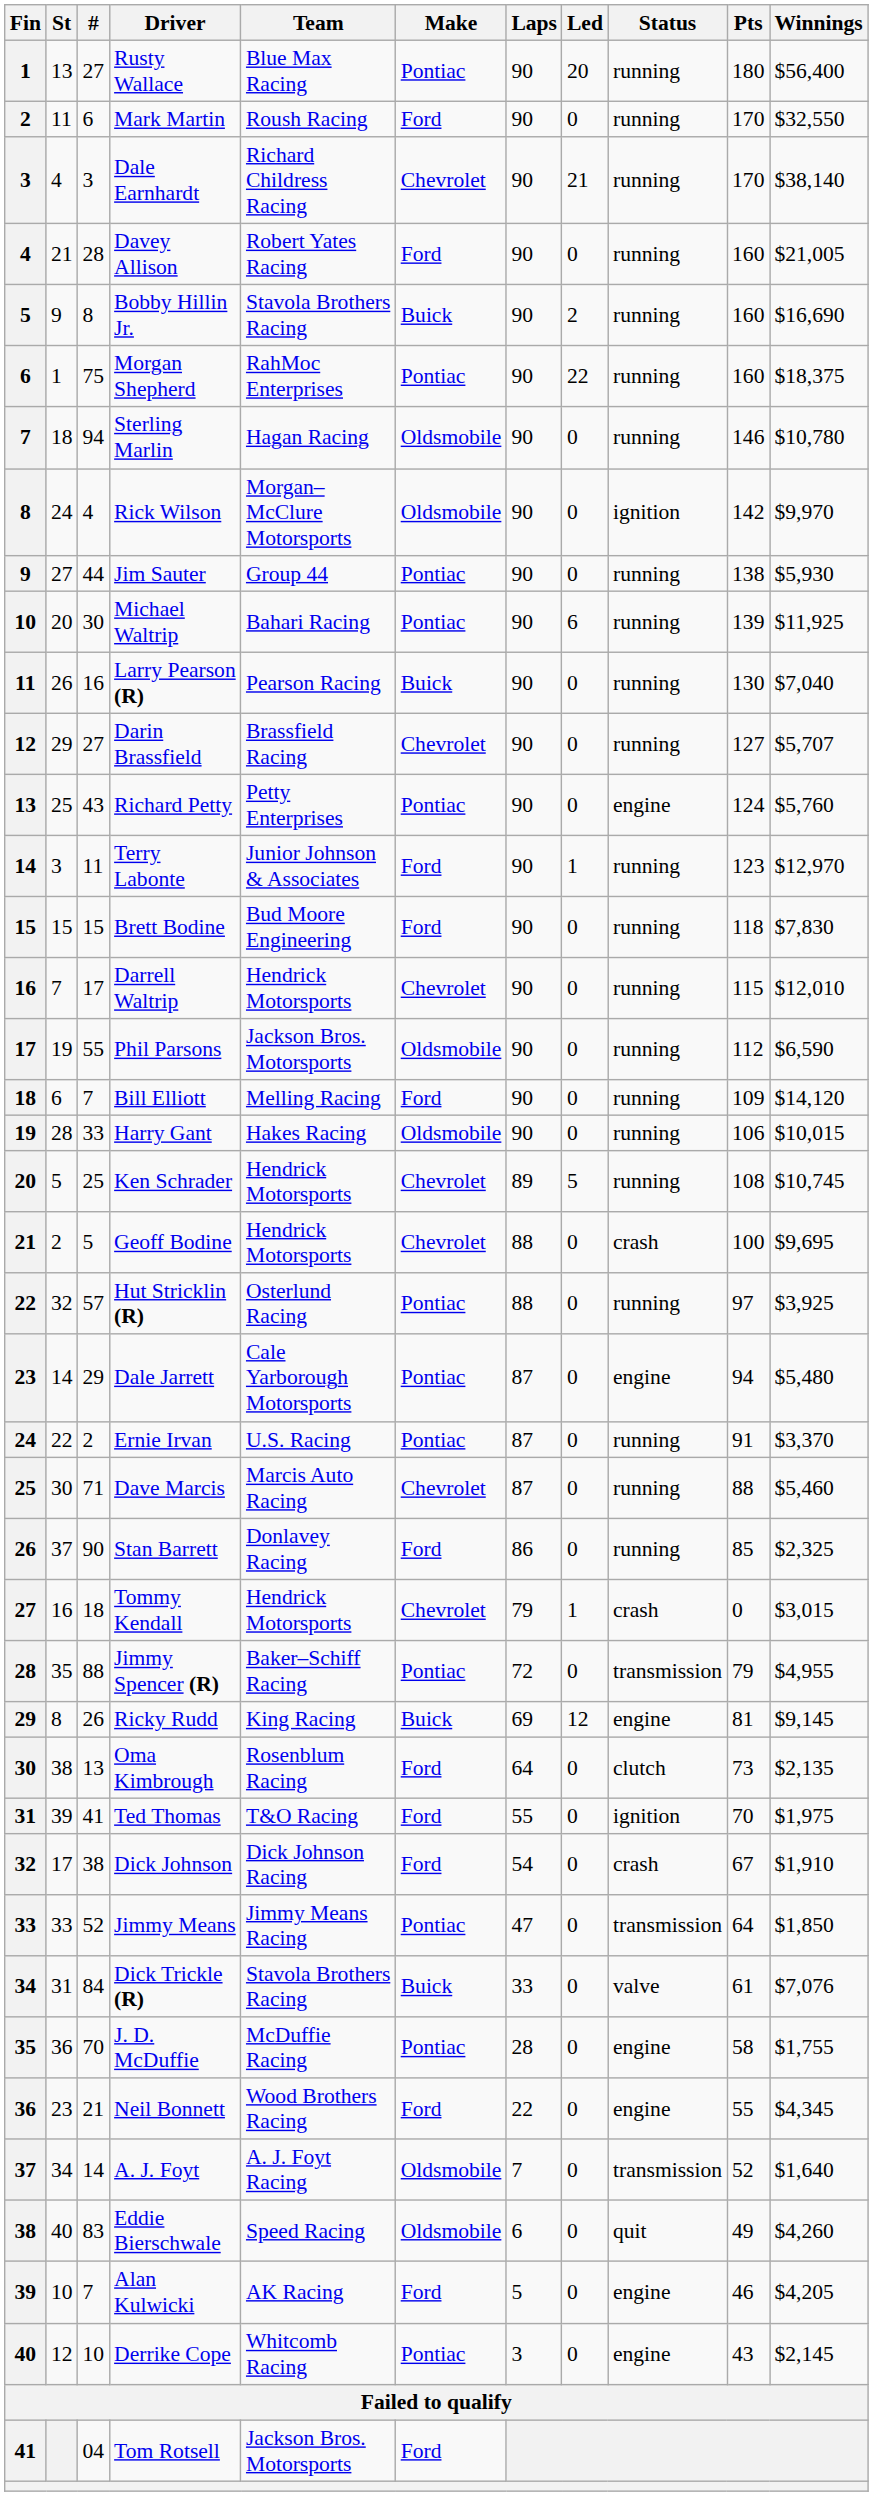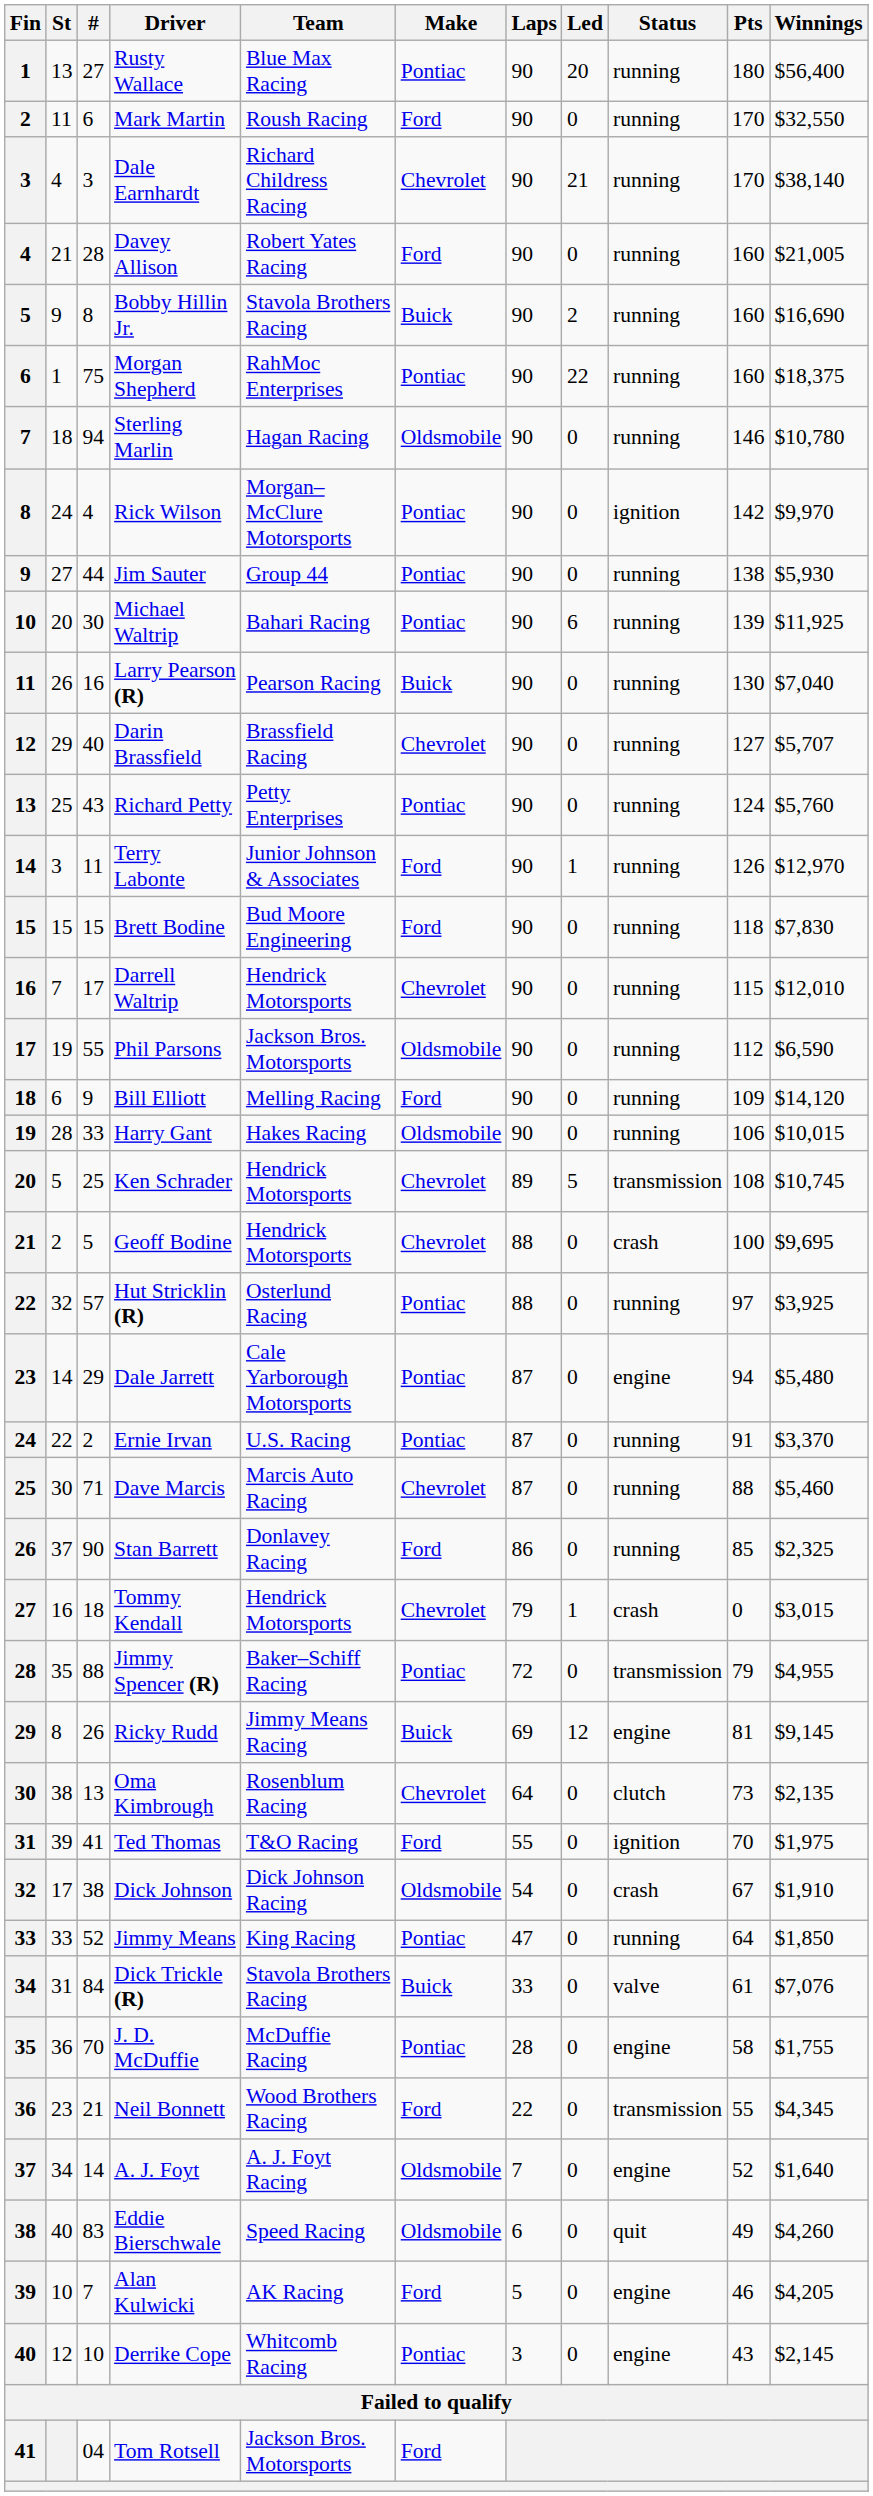(451, 511) Oldsmobile -> (433, 511) Pontiac
(93, 743) 27 -> (93, 743) 40
(642, 804) engine -> (647, 804) running
(748, 865) 123 -> (748, 865) 126
(88, 1097) 7 -> (88, 1097) 9
(647, 1181) running -> (668, 1181) transmission
(301, 1719) King Racing -> (307, 1731) Jimmy Means Racing
(421, 1767) Ford -> (443, 1793) Chevrolet
(421, 1864) Ford -> (451, 1889) Oldsmobile
(307, 1925) Jimmy Means Racing -> (301, 1938) King Racing
(668, 1925) transmission -> (647, 1938) running
(642, 2108) engine -> (668, 2108) transmission
(668, 2169) transmission -> (642, 2169) engine
